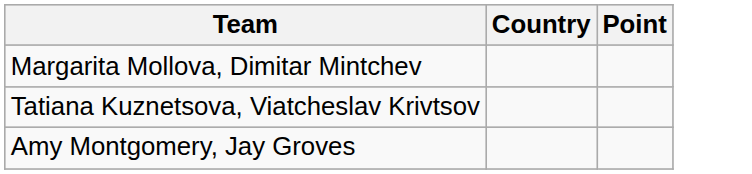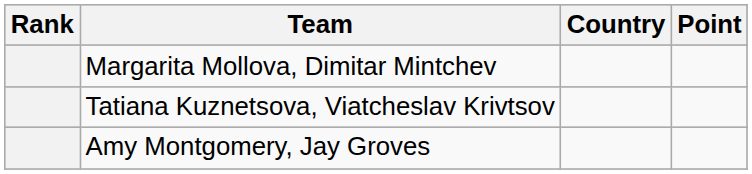+ column: (42, 24)
